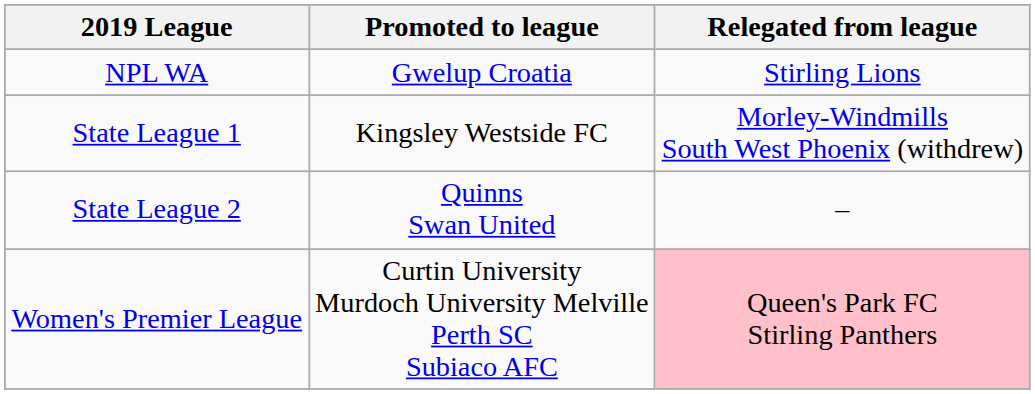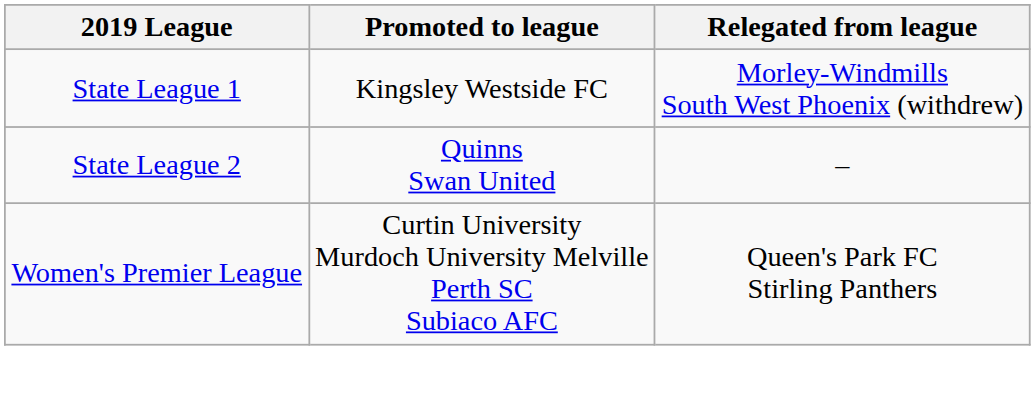- row: (157, 71)
(842, 318) pink background -> (842, 273) no background
